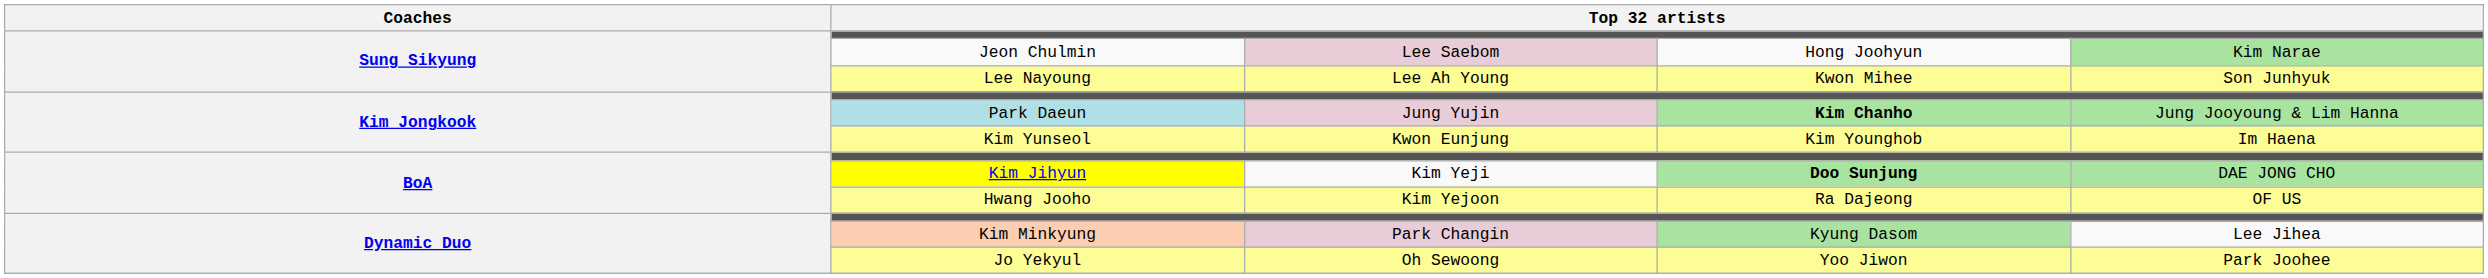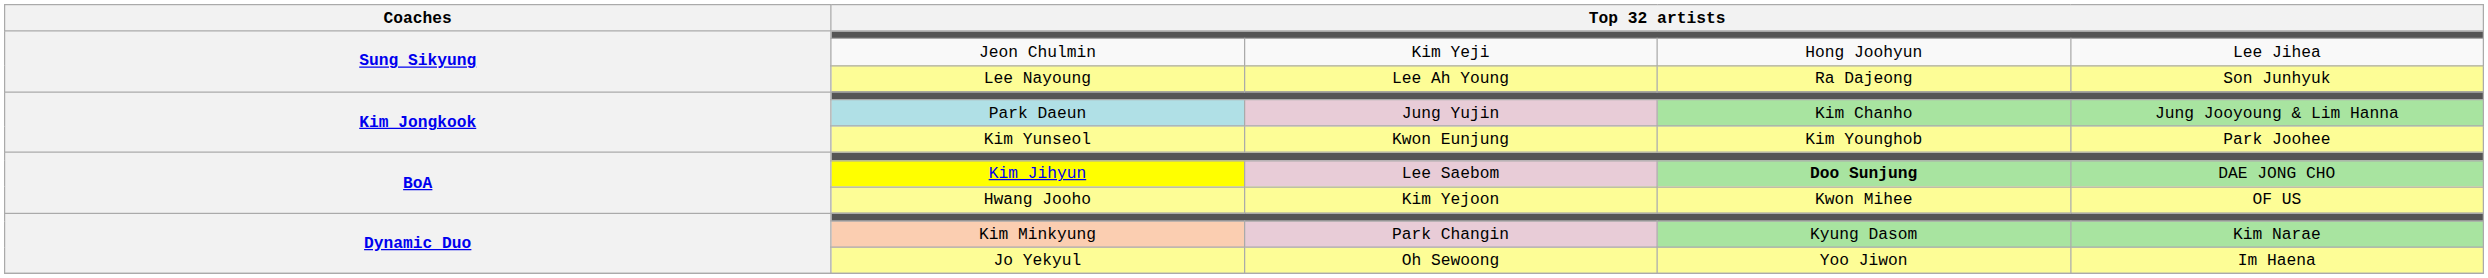(1451, 52) Lee Saebom -> (1451, 52) Kim Yeji
(2277, 52) Kim Narae -> (2277, 52) Lee Jihea
(1864, 79) Kwon Mihee -> (1864, 79) Ra Dajeong
(1864, 113) bold -> (1864, 113) normal
(2277, 139) Im Haena -> (2277, 139) Park Joohee
(1451, 173) Kim Yeji -> (1451, 173) Lee Saebom
(1864, 200) Ra Dajeong -> (1864, 200) Kwon Mihee
(2277, 234) Lee Jihea -> (2277, 234) Kim Narae
(2277, 261) Park Joohee -> (2277, 261) Im Haena
